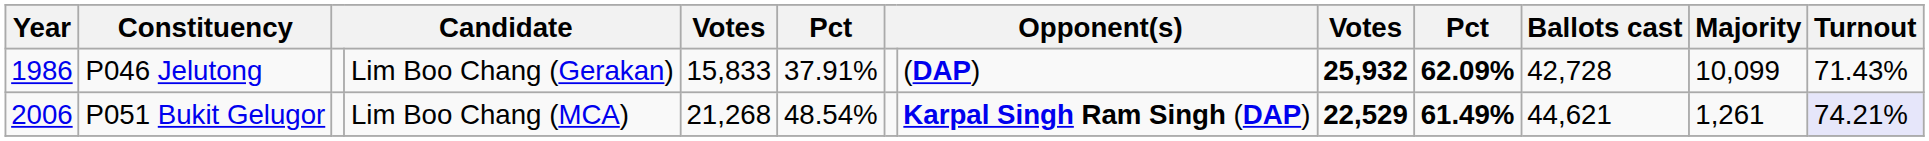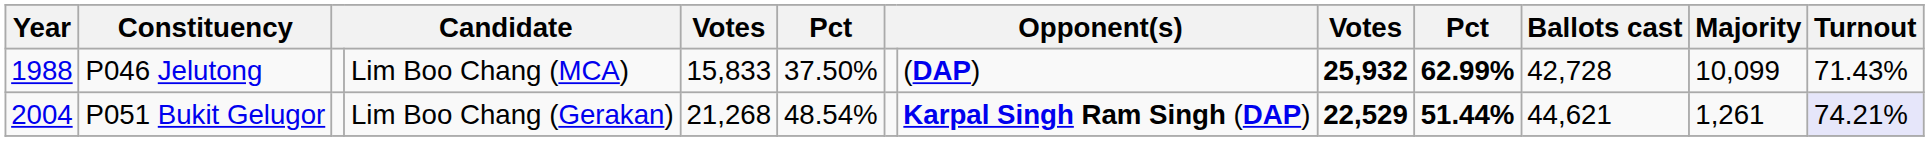(42, 71) 1986 -> (42, 71) 1988
(512, 71) Lim Boo Chang (Gerakan) -> (490, 71) Lim Boo Chang (MCA)
(831, 71) 37.91% -> (831, 71) 37.50%
(1468, 71) 62.09% -> (1468, 71) 62.99%
(42, 114) 2006 -> (42, 114) 2004
(490, 114) Lim Boo Chang (MCA) -> (512, 114) Lim Boo Chang (Gerakan)
(1468, 114) 61.49% -> (1468, 114) 51.44%
